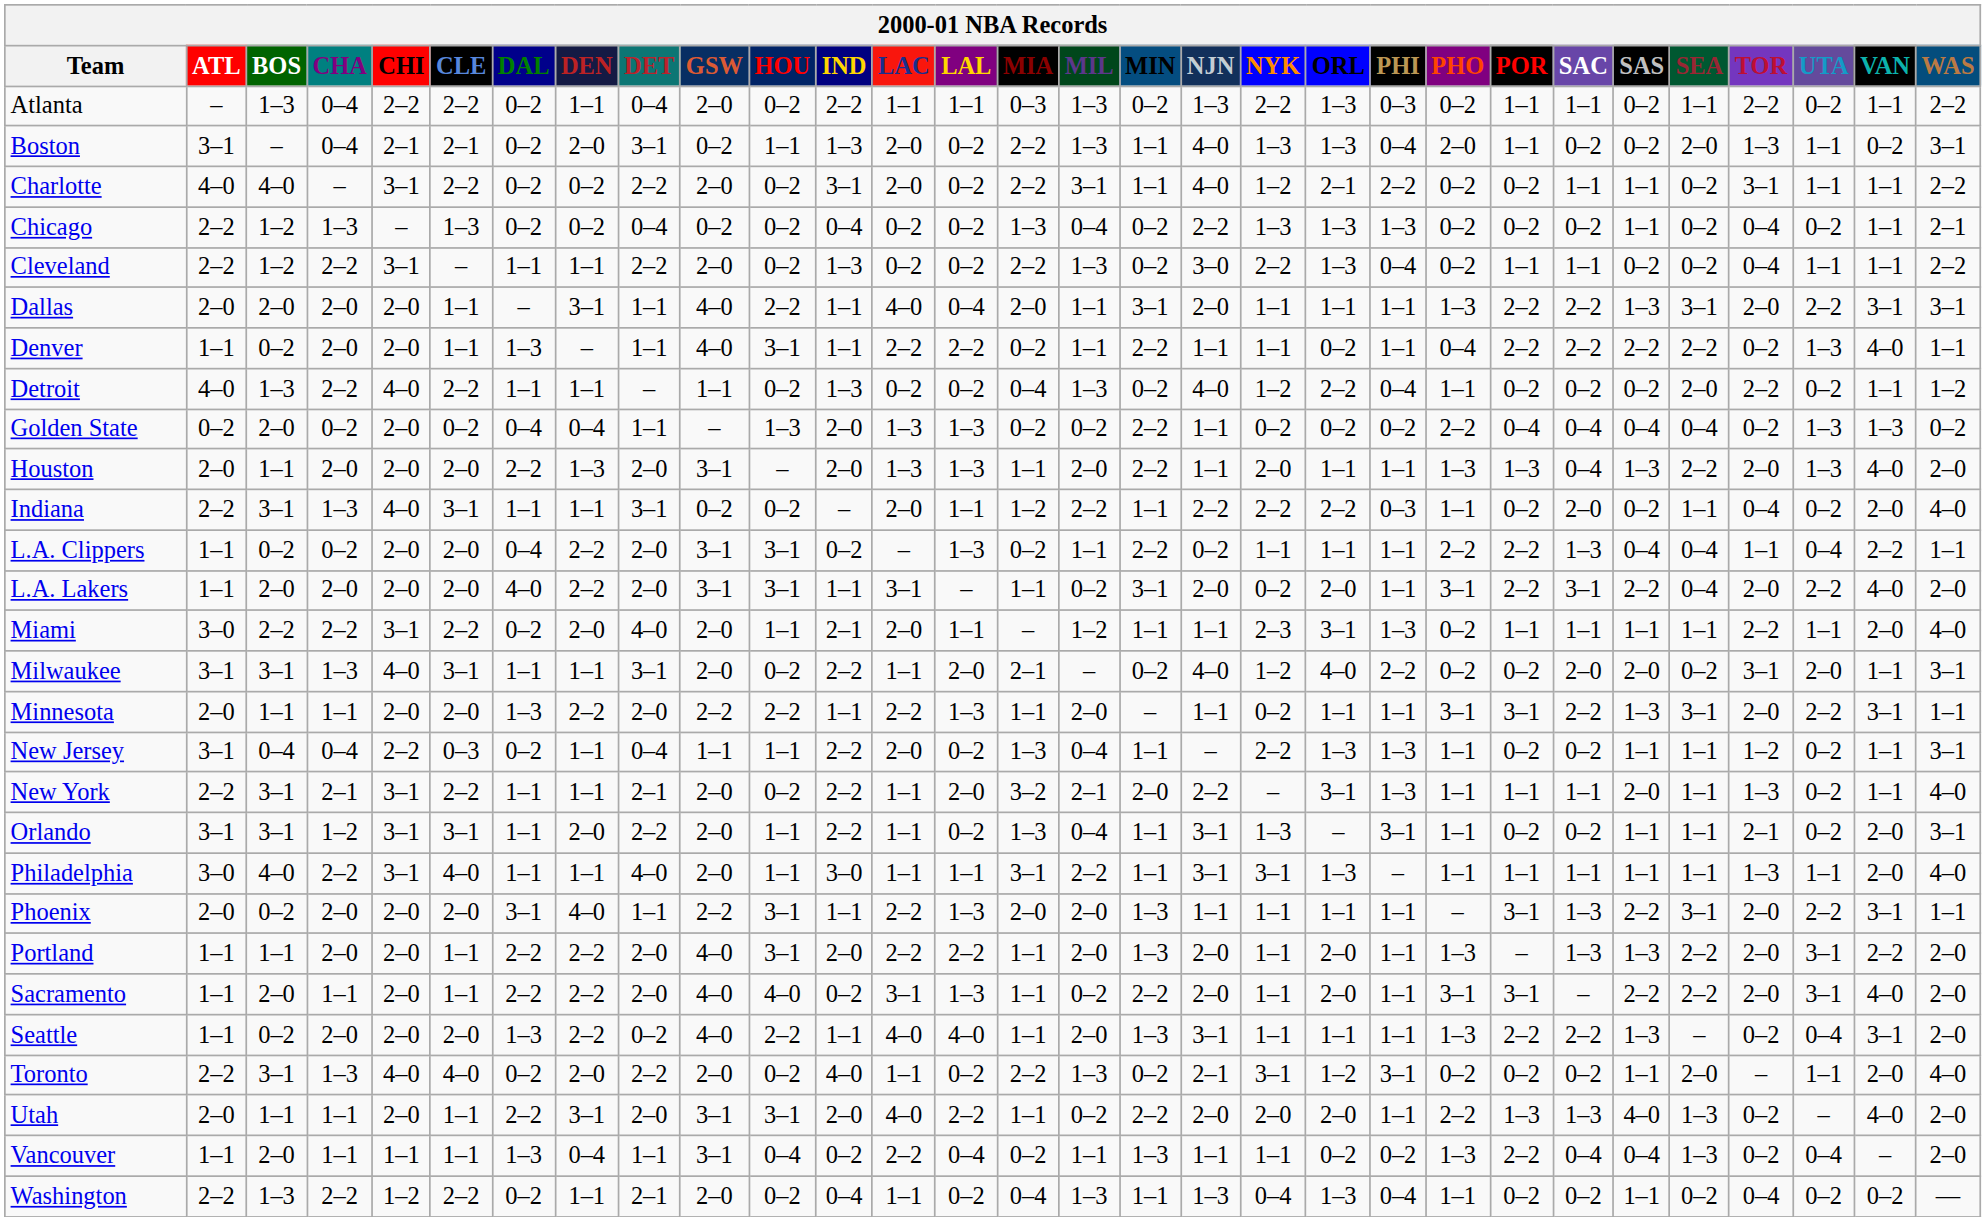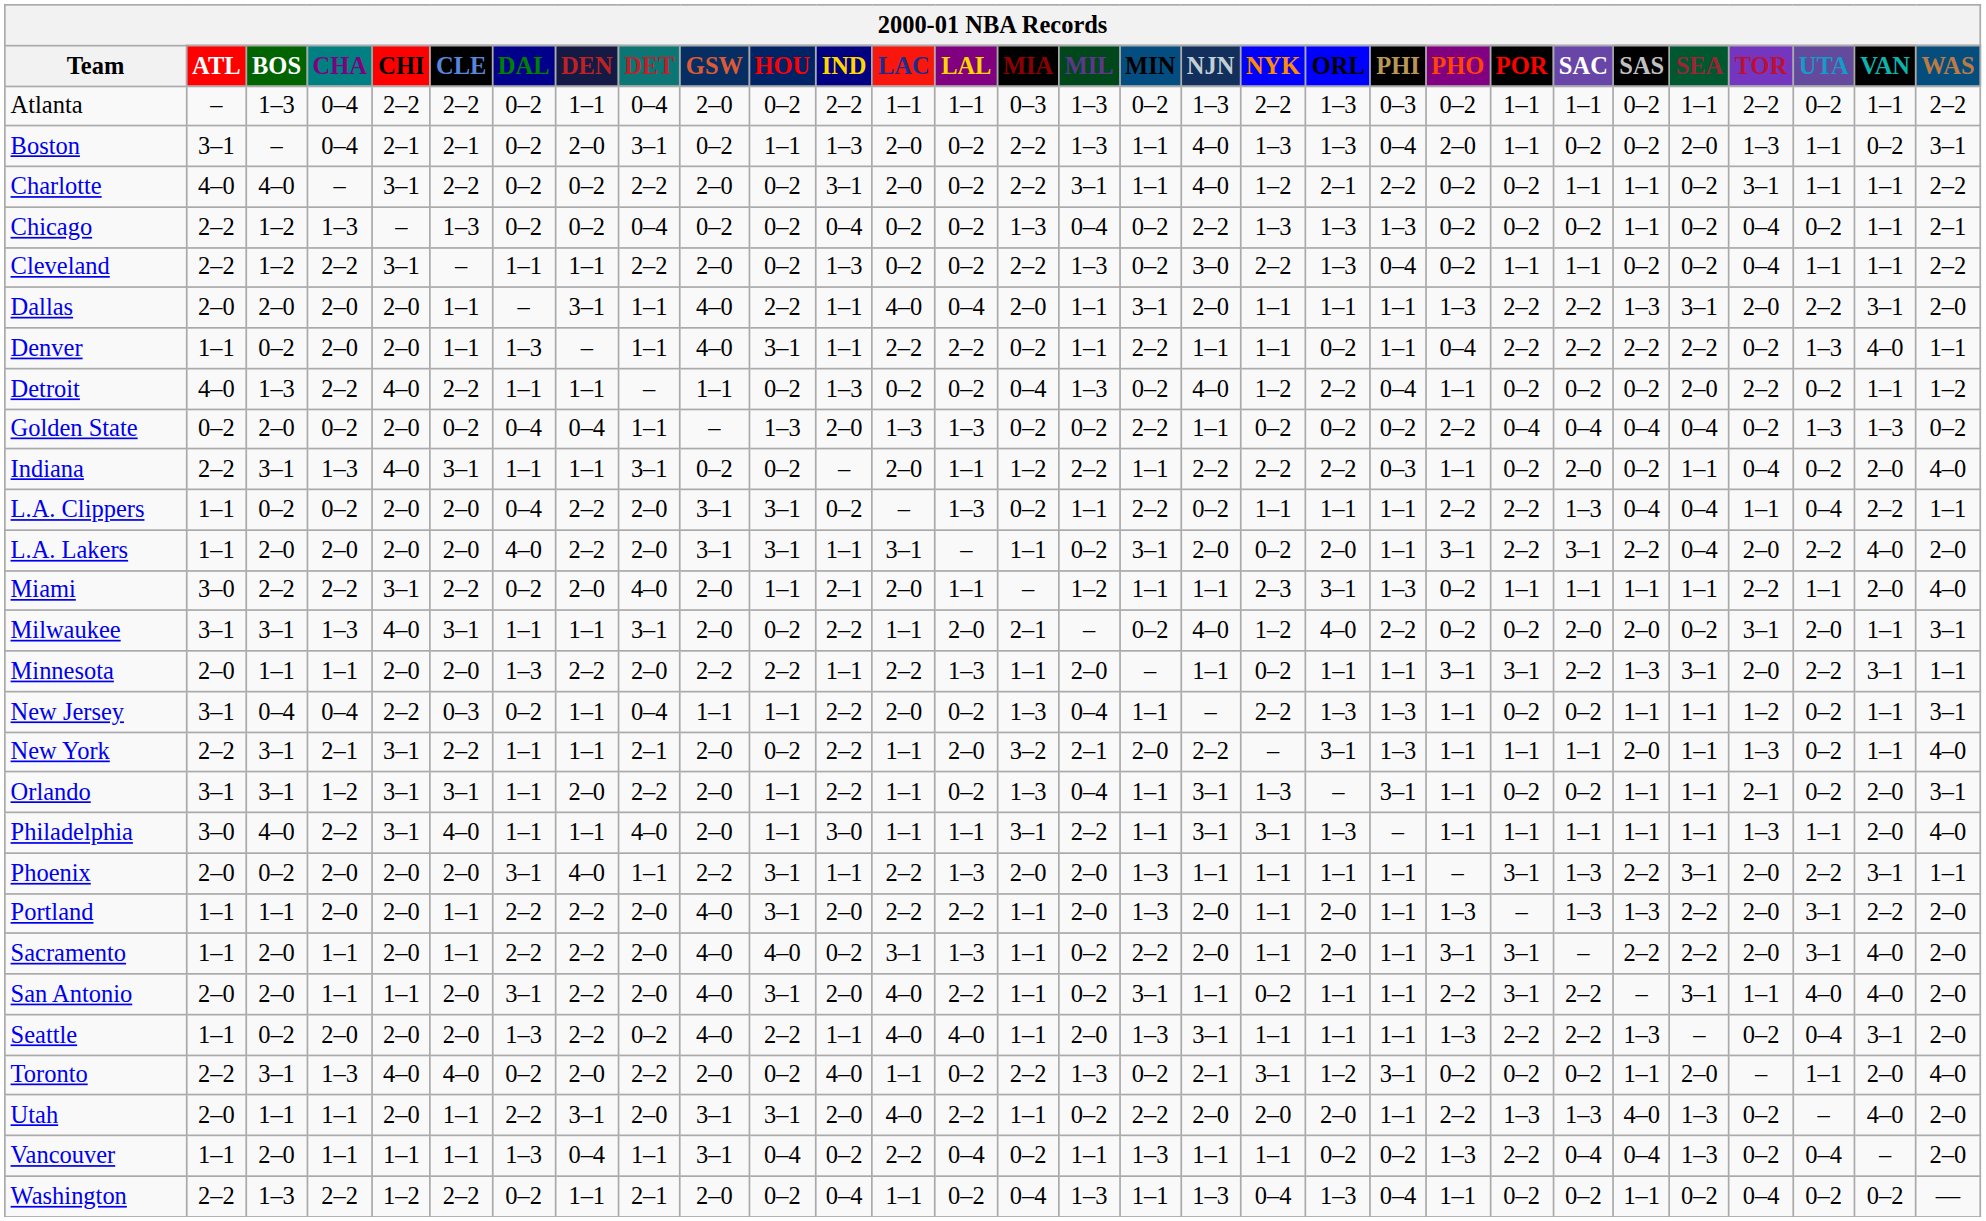(1948, 307) 3–1 -> (1948, 307) 2–0
- row: (52, 469)
+ row: (71, 994)
